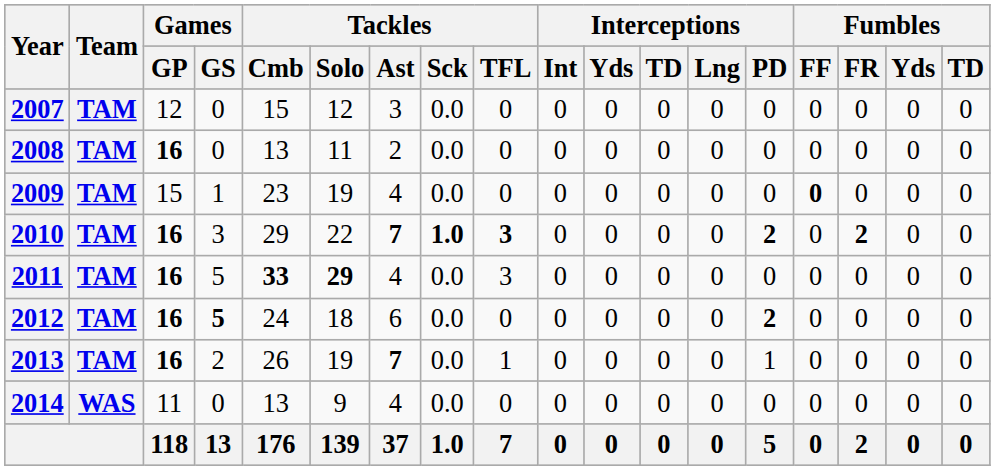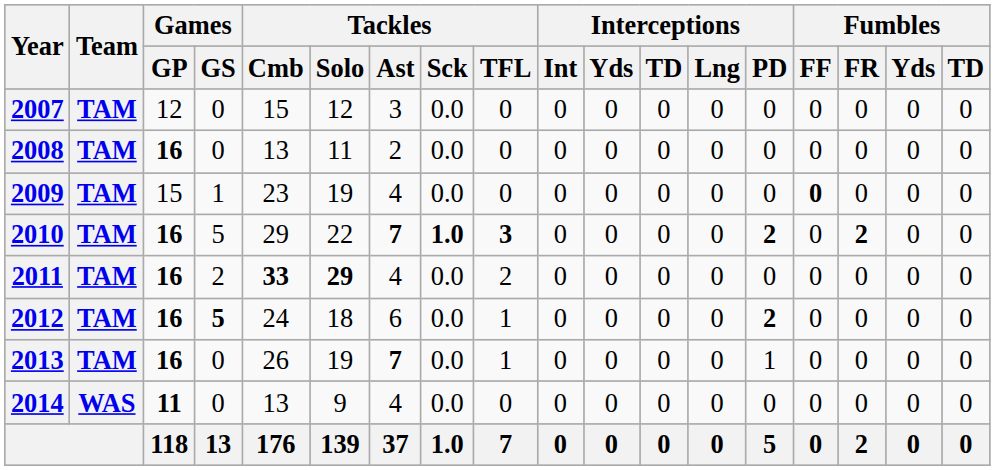(218, 234) 3 -> (218, 234) 5
(218, 276) 5 -> (218, 276) 2
(506, 276) 3 -> (506, 276) 2
(506, 318) 0 -> (506, 318) 1
(218, 360) 2 -> (218, 360) 0
(169, 402) normal -> (169, 402) bold
